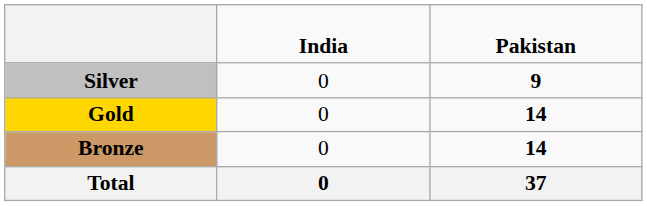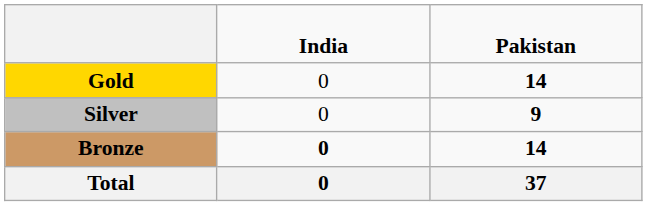rows swapped: (111, 114) <-> (111, 80)
(323, 148) normal -> (323, 148) bold
